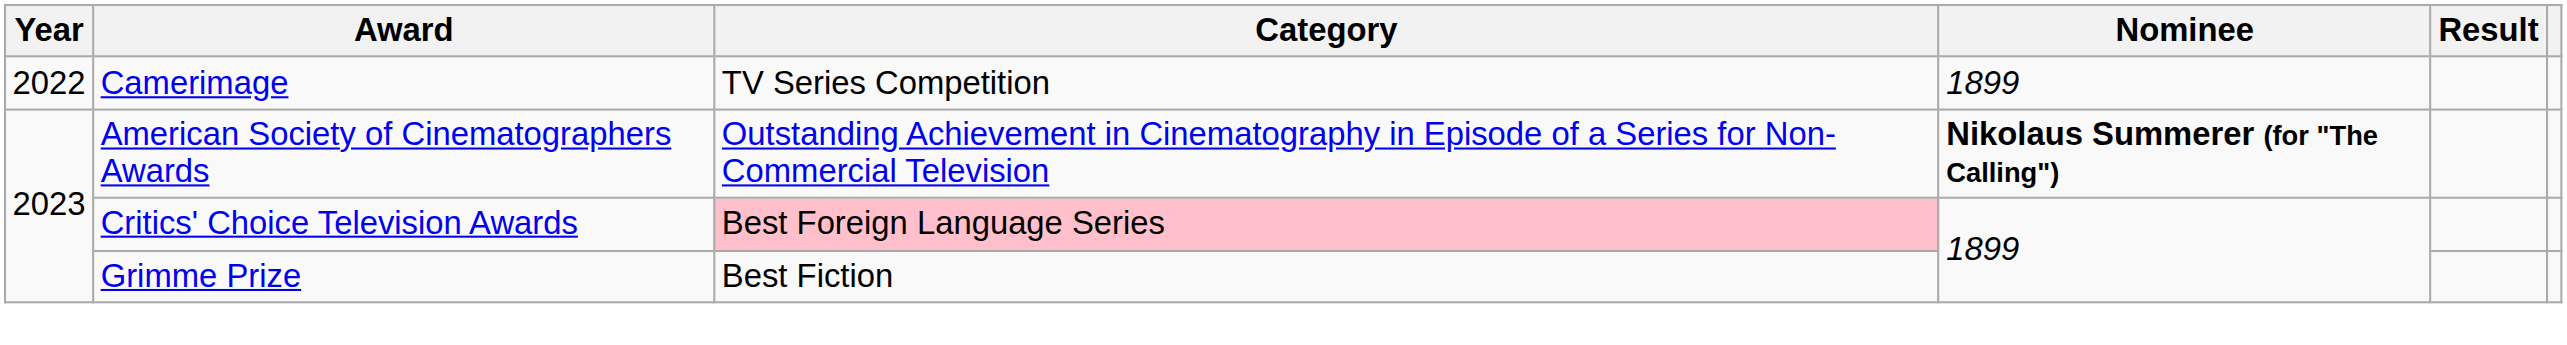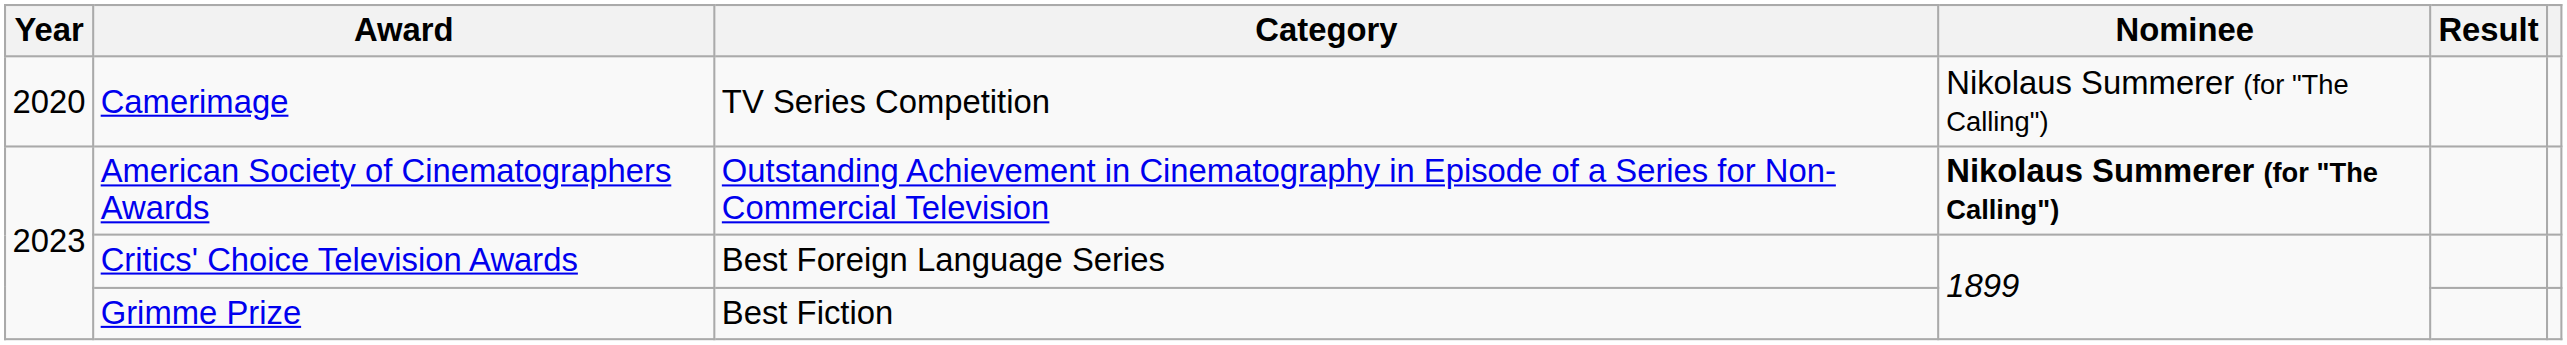(49, 82) 2022 -> (49, 100) 2020
(1983, 82) 1899 -> (2147, 100) Nikolaus Summerer (for "The Calling")
(943, 223) pink background -> (943, 260) no background
